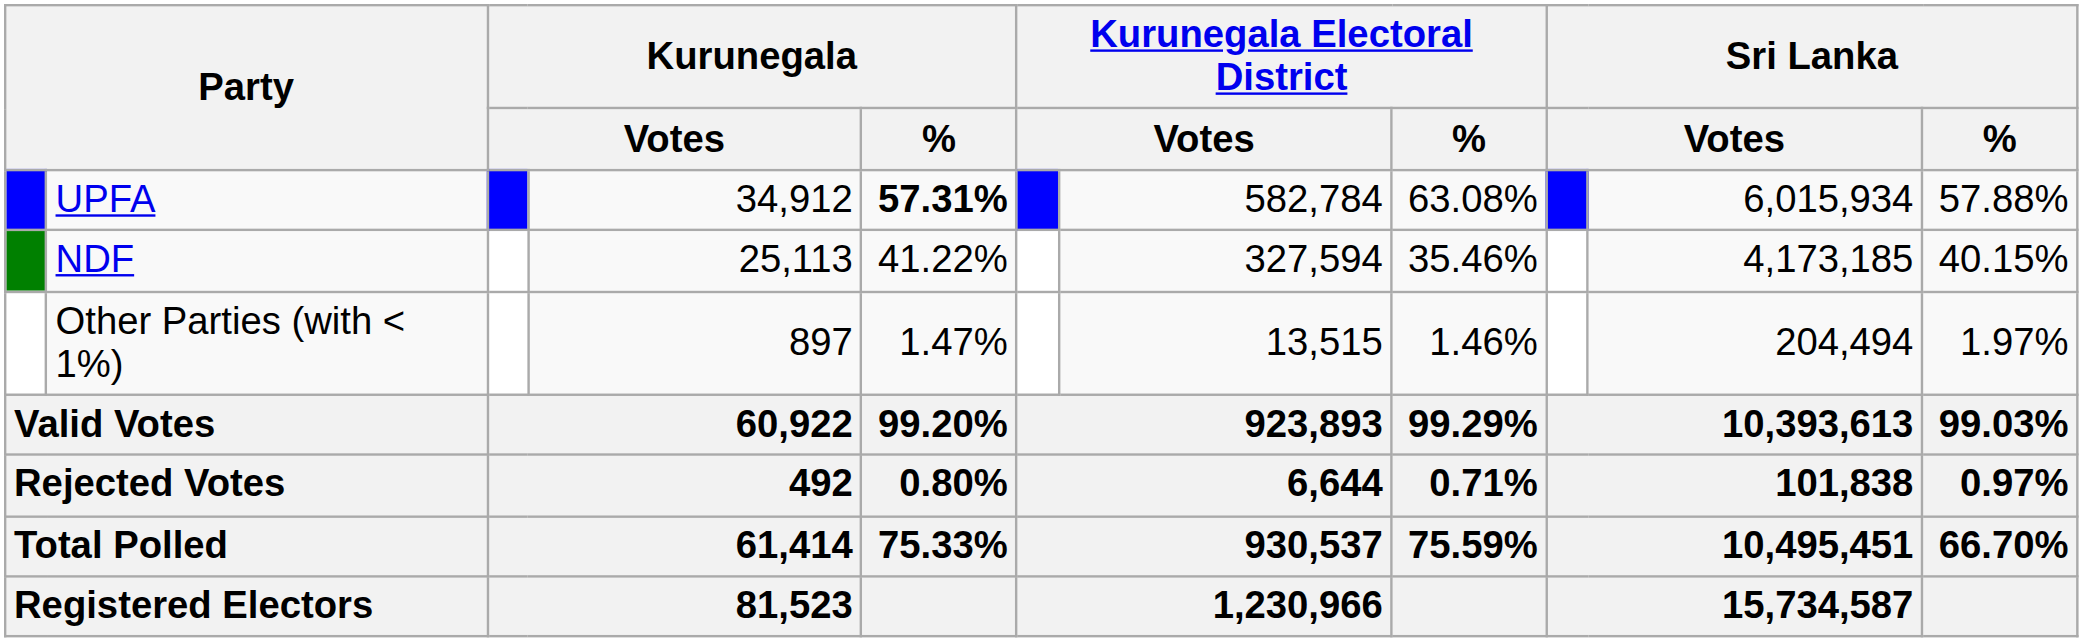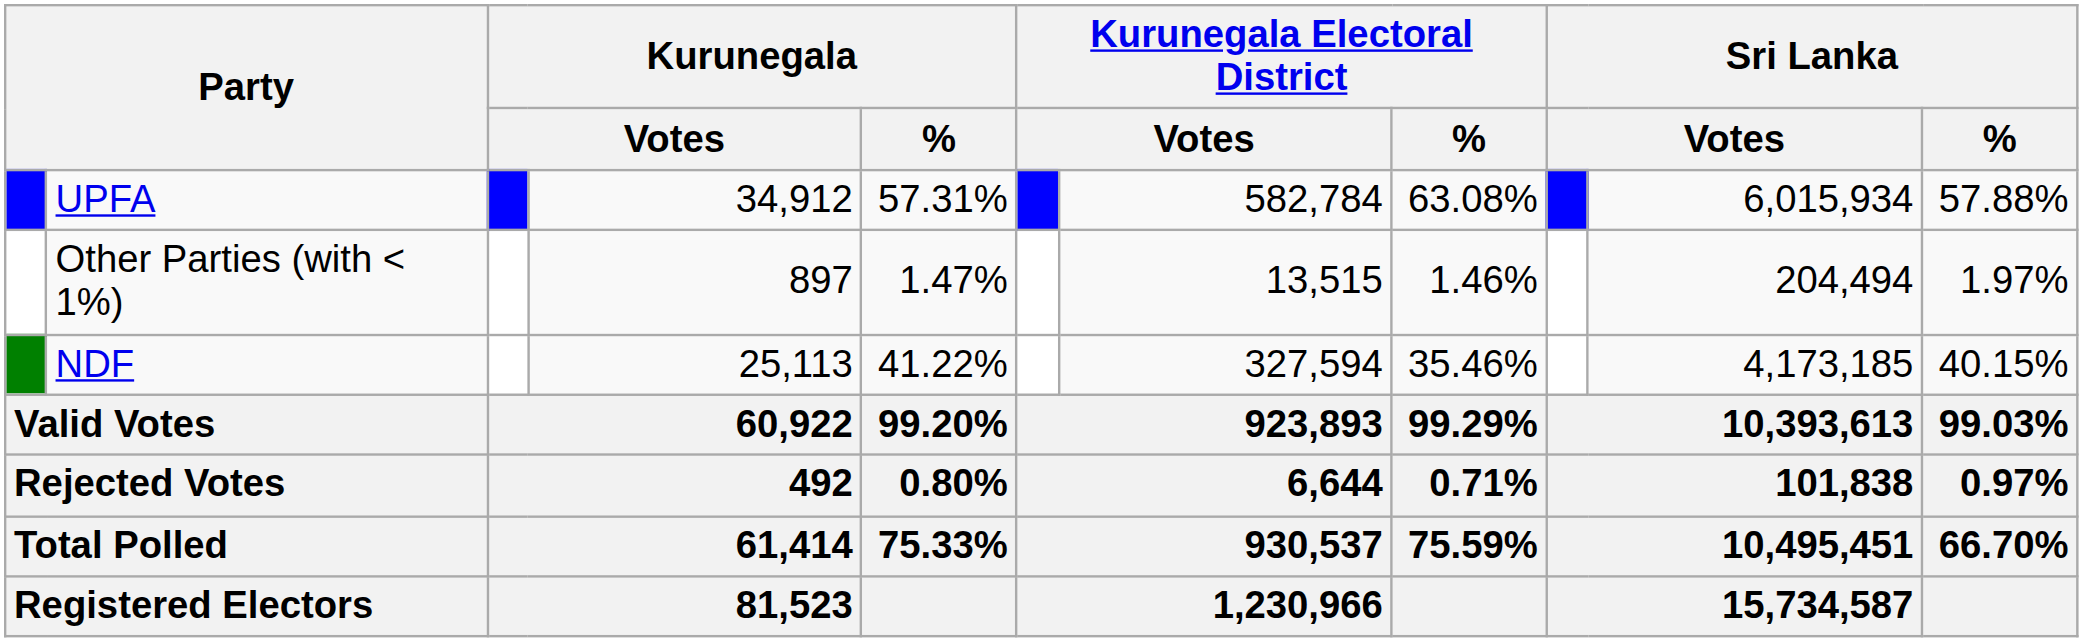(943, 199) bold -> (943, 199) normal
rows swapped: (95, 259) <-> (230, 341)
